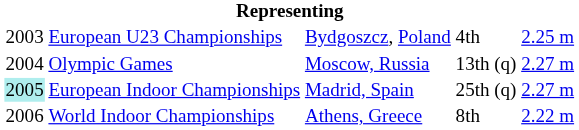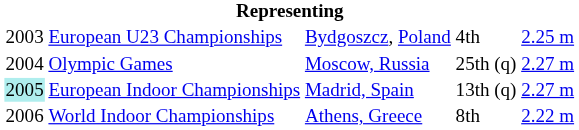(486, 63) 13th (q) -> (486, 63) 25th (q)
(486, 89) 25th (q) -> (486, 89) 13th (q)
